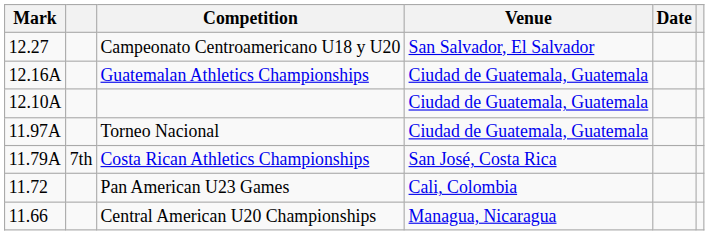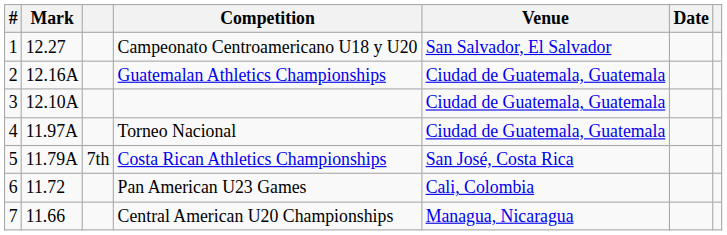+ column: (13, 18)
